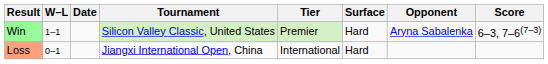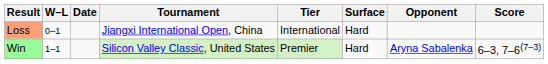rows swapped: (18, 50) <-> (16, 31)
